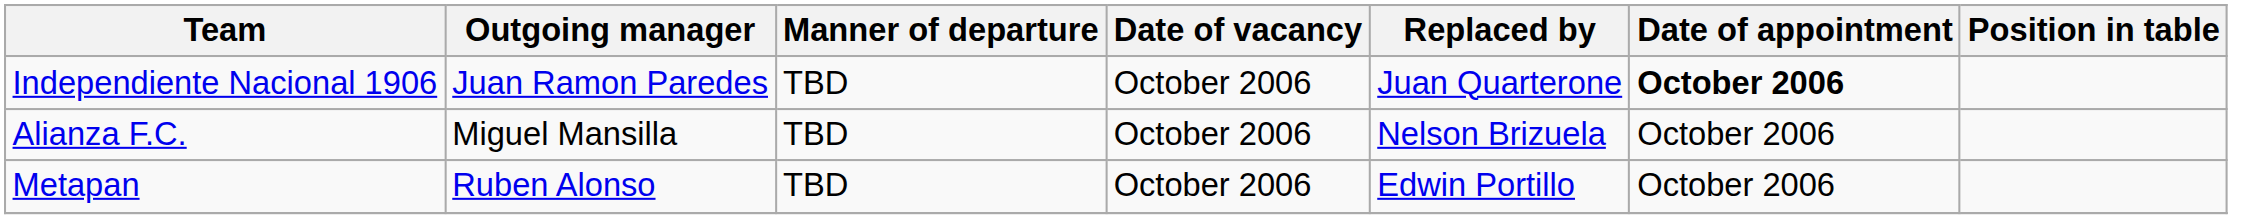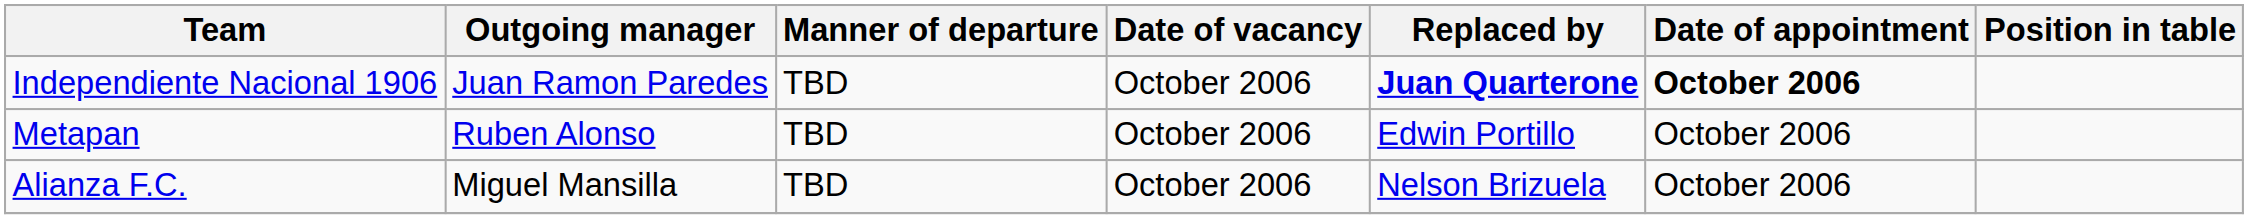(1500, 82) normal -> (1508, 82) bold
rows swapped: (76, 185) <-> (100, 133)
